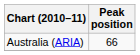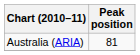(112, 42) 66 -> (112, 42) 81
